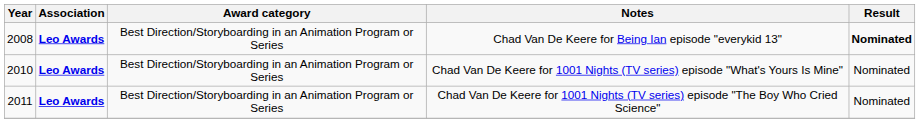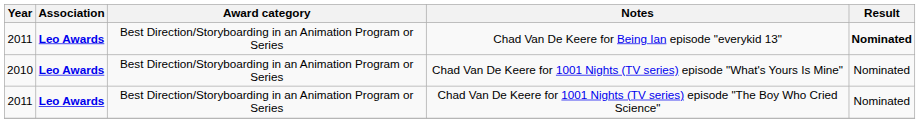(20, 38) 2008 -> (20, 38) 2011
